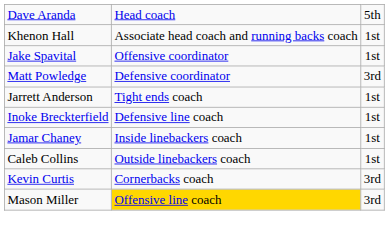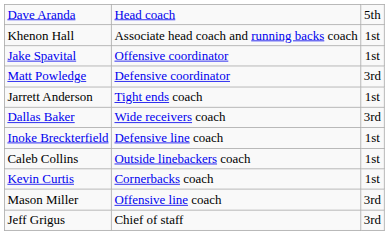+ row: (41, 117)
- row: (44, 138)
(372, 179) 3rd -> (372, 179) 1st
(168, 199) gold background -> (168, 199) no background
+ row: (36, 220)
